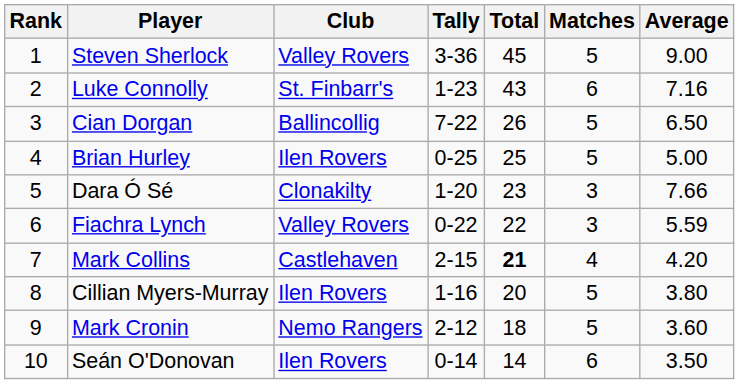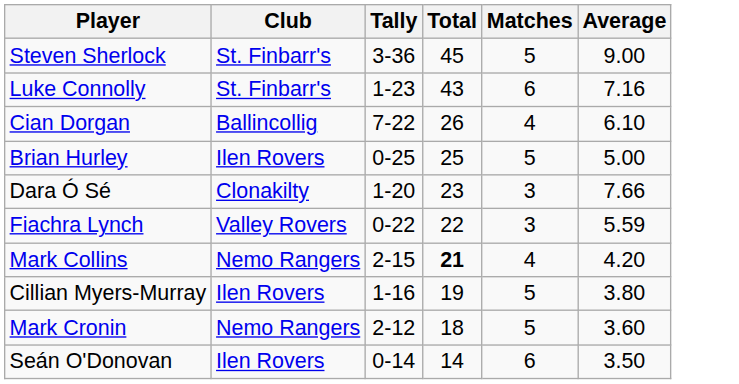- column: (36, 21)
(344, 55) Valley Rovers -> (274, 55) St. Finbarr's
(592, 123) 5 -> (530, 123) 4
(687, 123) 6.50 -> (624, 123) 6.10
(338, 259) Castlehaven -> (288, 259) Nemo Rangers
(514, 293) 20 -> (452, 293) 19
